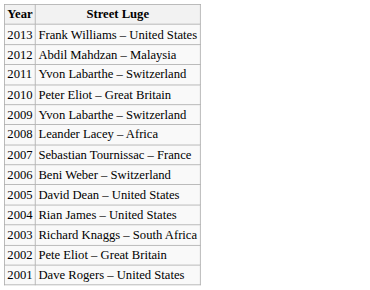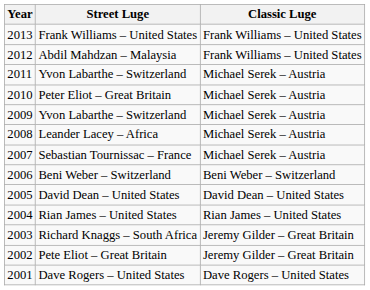+ column: (282, 14)
